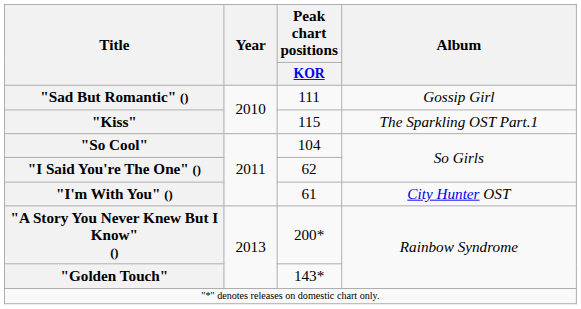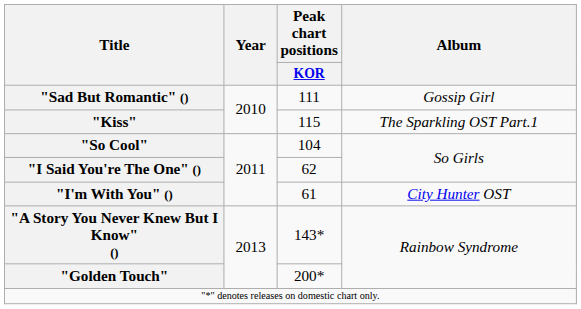(309, 235) 200* -> (309, 235) 143*
(309, 276) 143* -> (309, 276) 200*
